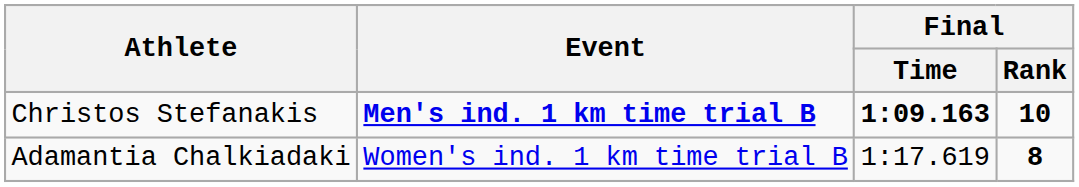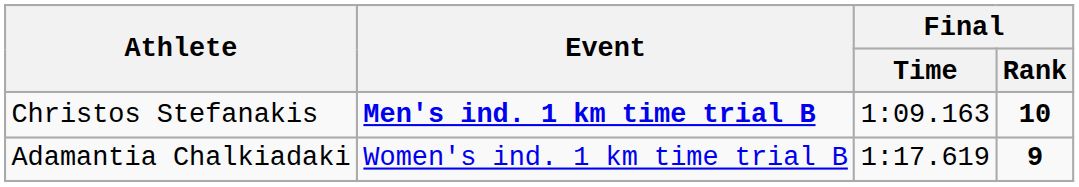(925, 115) bold -> (925, 115) normal
(1035, 159) 8 -> (1035, 159) 9
